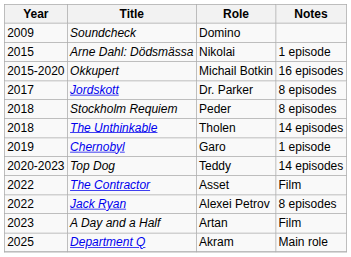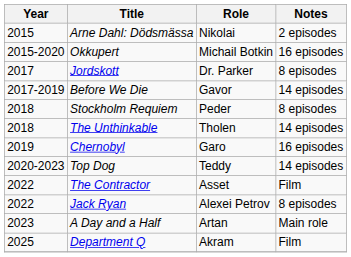- row: (103, 33)
(305, 52) 1 episode -> (308, 33) 2 episodes
+ row: (109, 90)
(305, 147) 1 episode -> (311, 147) 16 episodes
(290, 223) Film -> (303, 223) Main role
(303, 242) Main role -> (290, 242) Film
